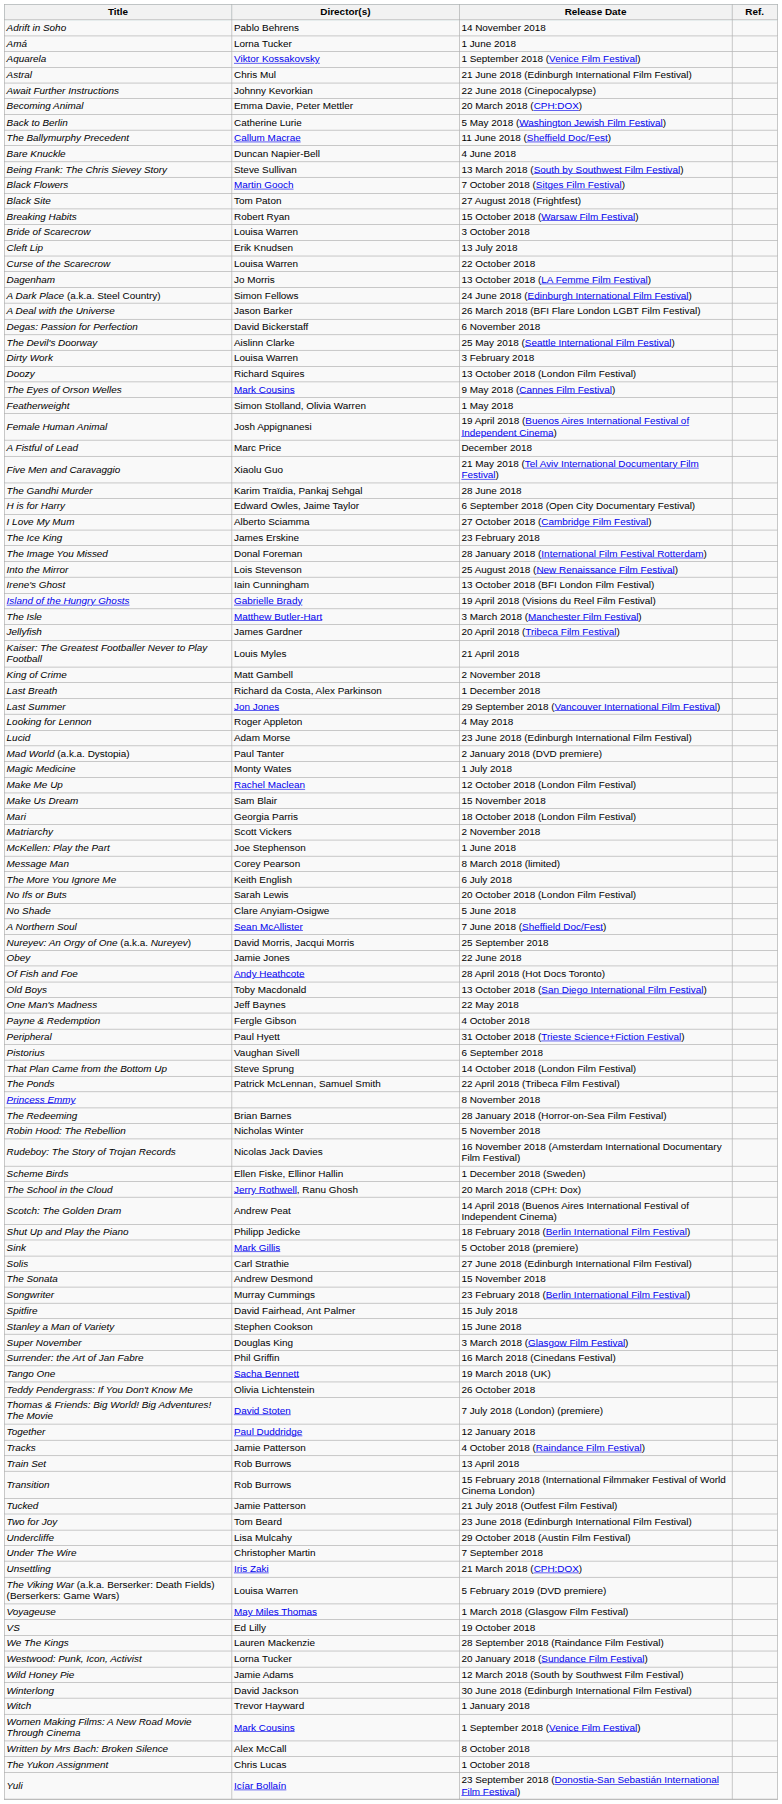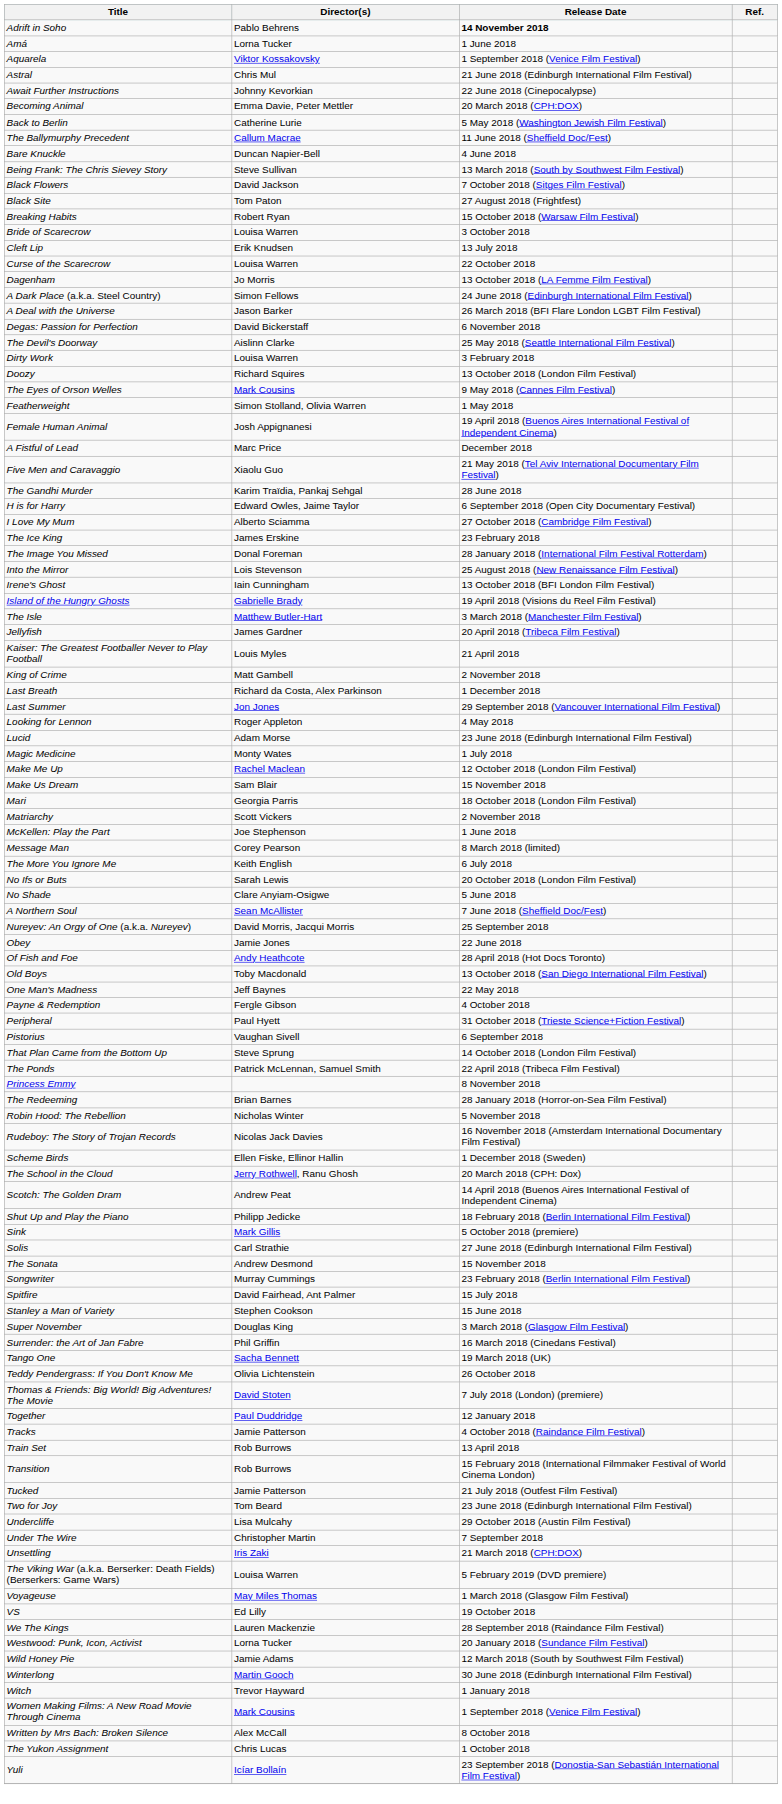(504, 28) normal -> (505, 28) bold
(264, 185) Martin Gooch -> (266, 185) David Jackson
- row: (68, 753)
(266, 1690) David Jackson -> (264, 1674) Martin Gooch
